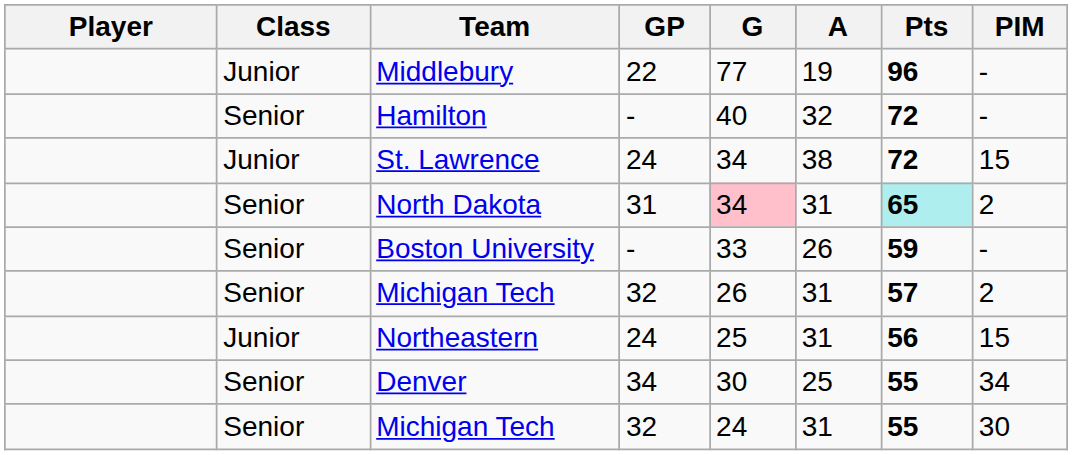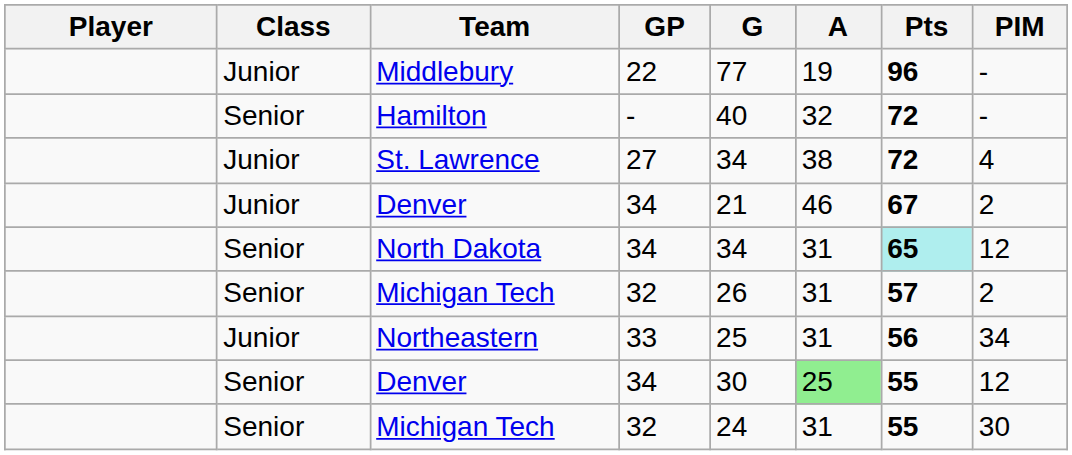(642, 159) 24 -> (642, 159) 27
(994, 159) 15 -> (987, 159) 4
+ row: (261, 204)
(642, 204) 31 -> (642, 248) 34
(732, 204) pink background -> (732, 248) no background
(987, 204) 2 -> (994, 248) 12
- row: (264, 248)
(642, 337) 24 -> (642, 337) 33
(994, 337) 15 -> (994, 337) 34
(817, 381) no background -> (817, 381) lightgreen background
(994, 381) 34 -> (994, 381) 12
